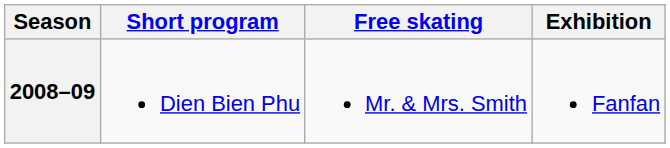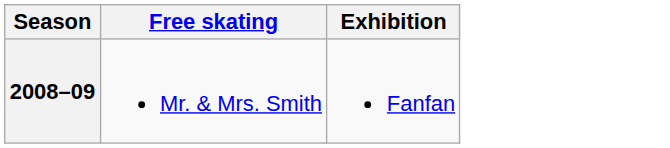- column: (203, 21)
